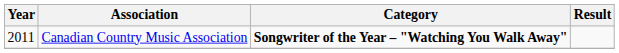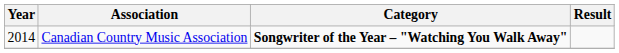(21, 37) 2011 -> (21, 37) 2014
